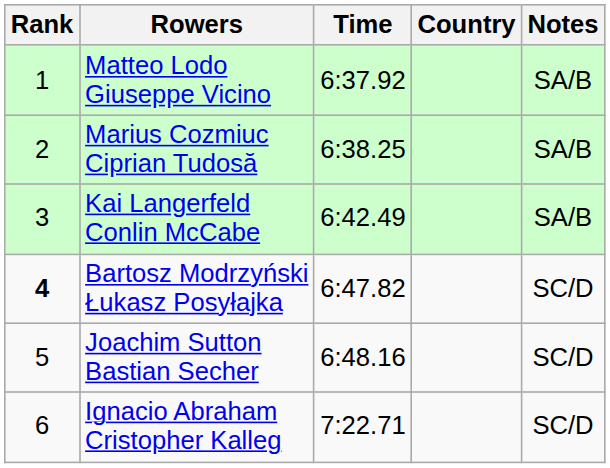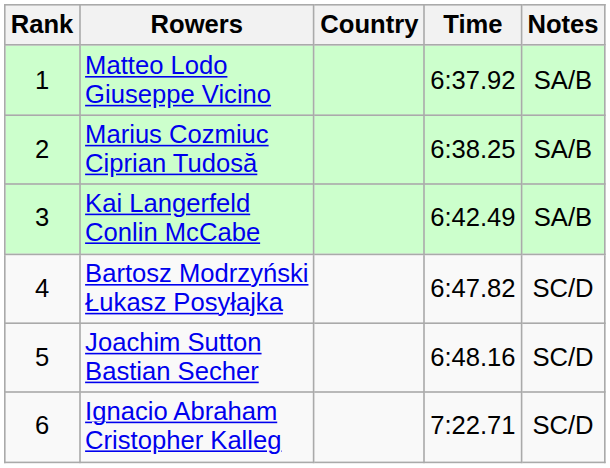columns swapped: (467, 24) <-> (363, 24)
(42, 288) bold -> (42, 288) normal
